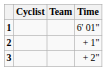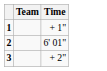- column: (30, 12)
(88, 27) 6' 01" -> (58, 27) + 1"
(91, 43) + 1" -> (55, 43) 6' 01"
